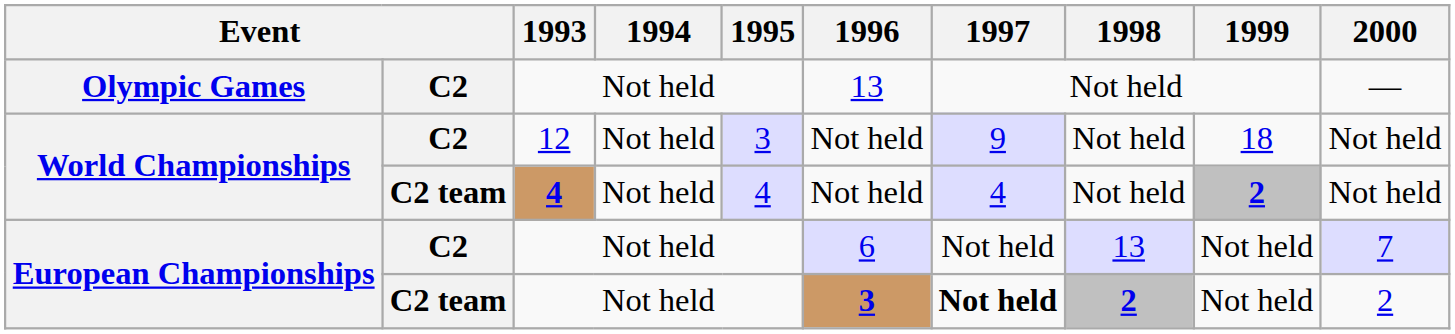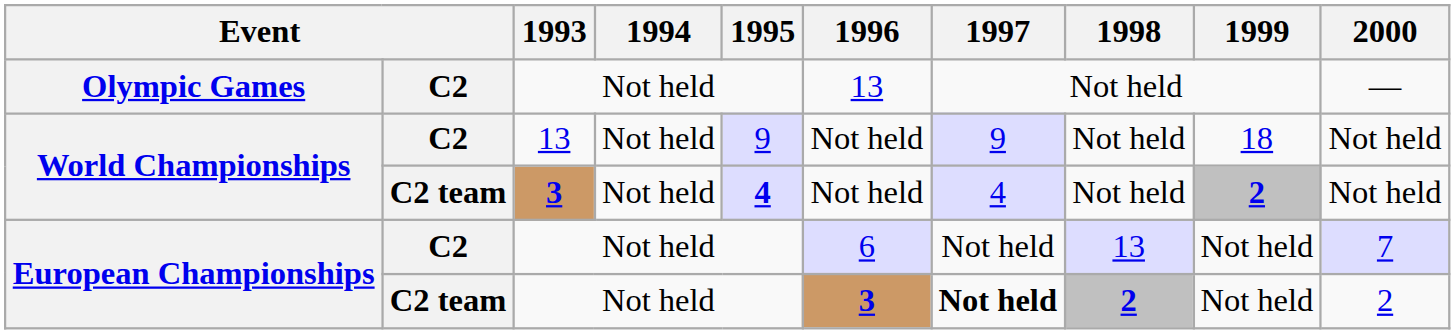(554, 139) 12 -> (554, 139) 13
(763, 139) 3 -> (763, 139) 9
(554, 192) 4 -> (554, 192) 3
(763, 192) normal -> (763, 192) bold
